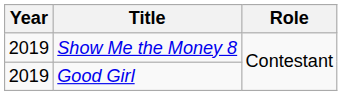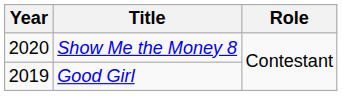(29, 47) 2019 -> (29, 47) 2020
